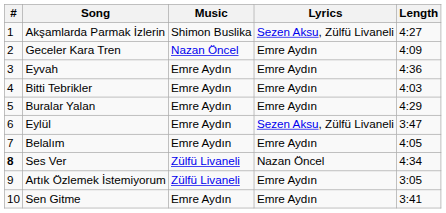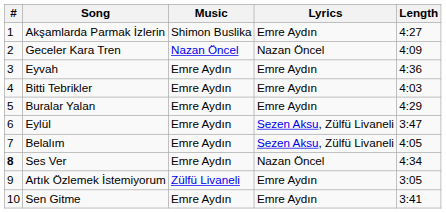(325, 32) Sezen Aksu, Zülfü Livaneli -> (287, 32) Emre Aydın
(287, 50) Emre Aydın -> (291, 50) Nazan Öncel
(287, 143) Emre Aydın -> (325, 143) Sezen Aksu, Zülfü Livaneli
(205, 161) Zülfü Livaneli -> (201, 161) Emre Aydın
